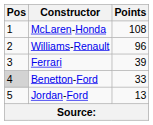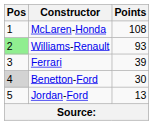(10, 46) no background -> (10, 46) lightgreen background
(141, 46) 96 -> (141, 46) 93
(141, 79) 33 -> (141, 79) 30
